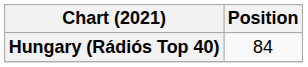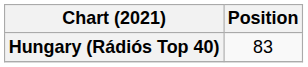(263, 47) 84 -> (263, 47) 83
